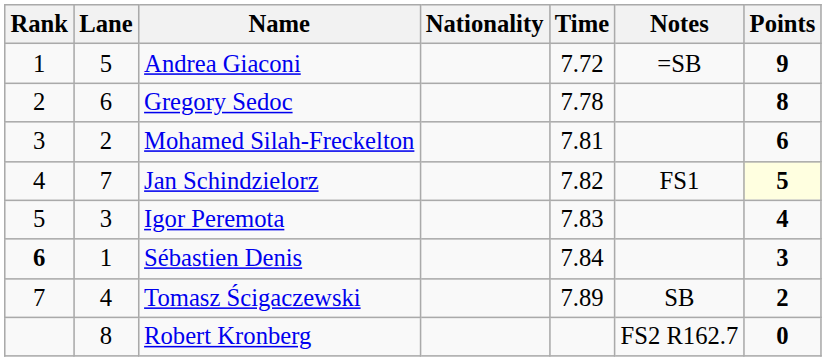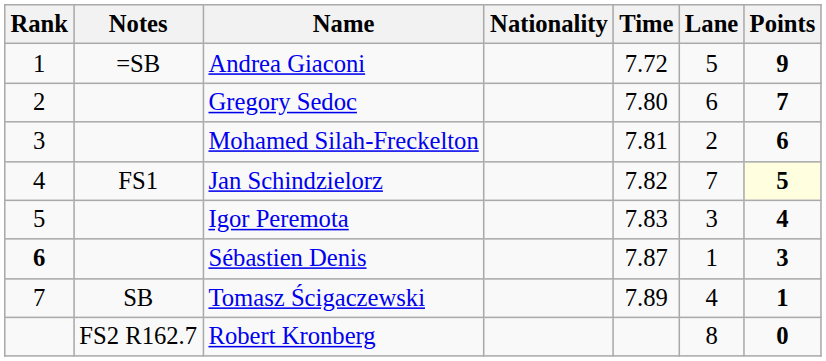columns swapped: (106, 24) <-> (679, 24)
(582, 102) 7.78 -> (646, 102) 7.80
(782, 102) 8 -> (782, 102) 7
(582, 258) 7.84 -> (646, 258) 7.87
(782, 297) 2 -> (782, 297) 1
